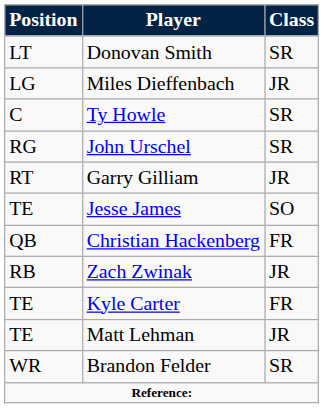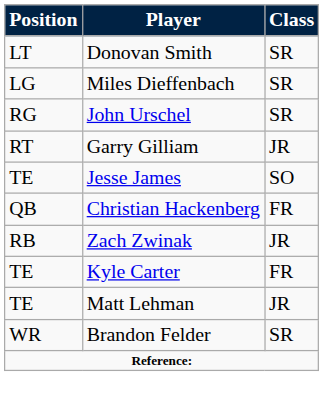(280, 83) JR -> (281, 83) SR
- row: (126, 114)
